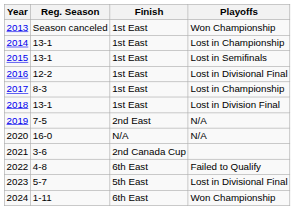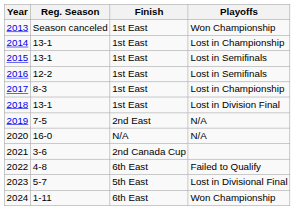(239, 74) Lost in Divisional Final -> (229, 74) Lost in Semifinals
